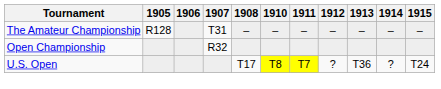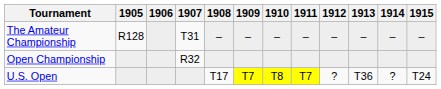+ column: (248, 13)
